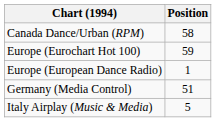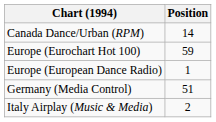(188, 32) 58 -> (188, 32) 14
(188, 107) 5 -> (188, 107) 2
